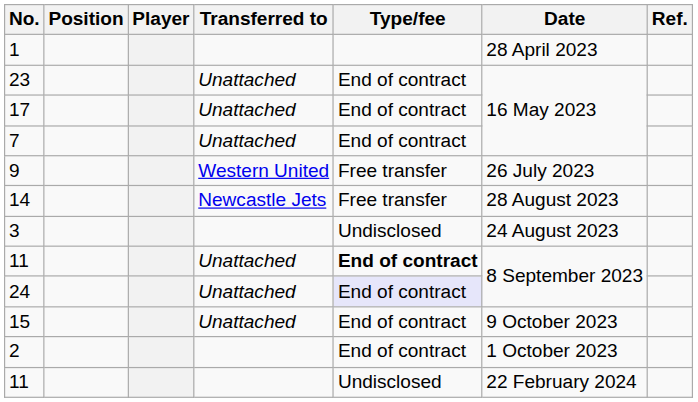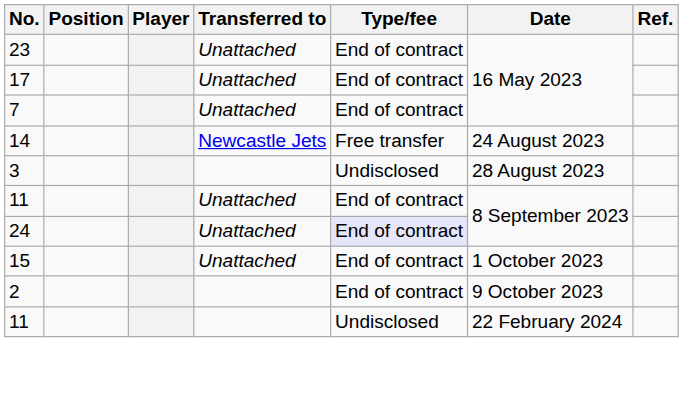- row: (14, 49)
- row: (14, 170)
(553, 200) 28 August 2023 -> (538, 140) 24 August 2023
(553, 230) 24 August 2023 -> (538, 170) 28 August 2023
(408, 261) bold -> (399, 200) normal
(552, 321) 9 October 2023 -> (538, 261) 1 October 2023
(552, 351) 1 October 2023 -> (538, 291) 9 October 2023
